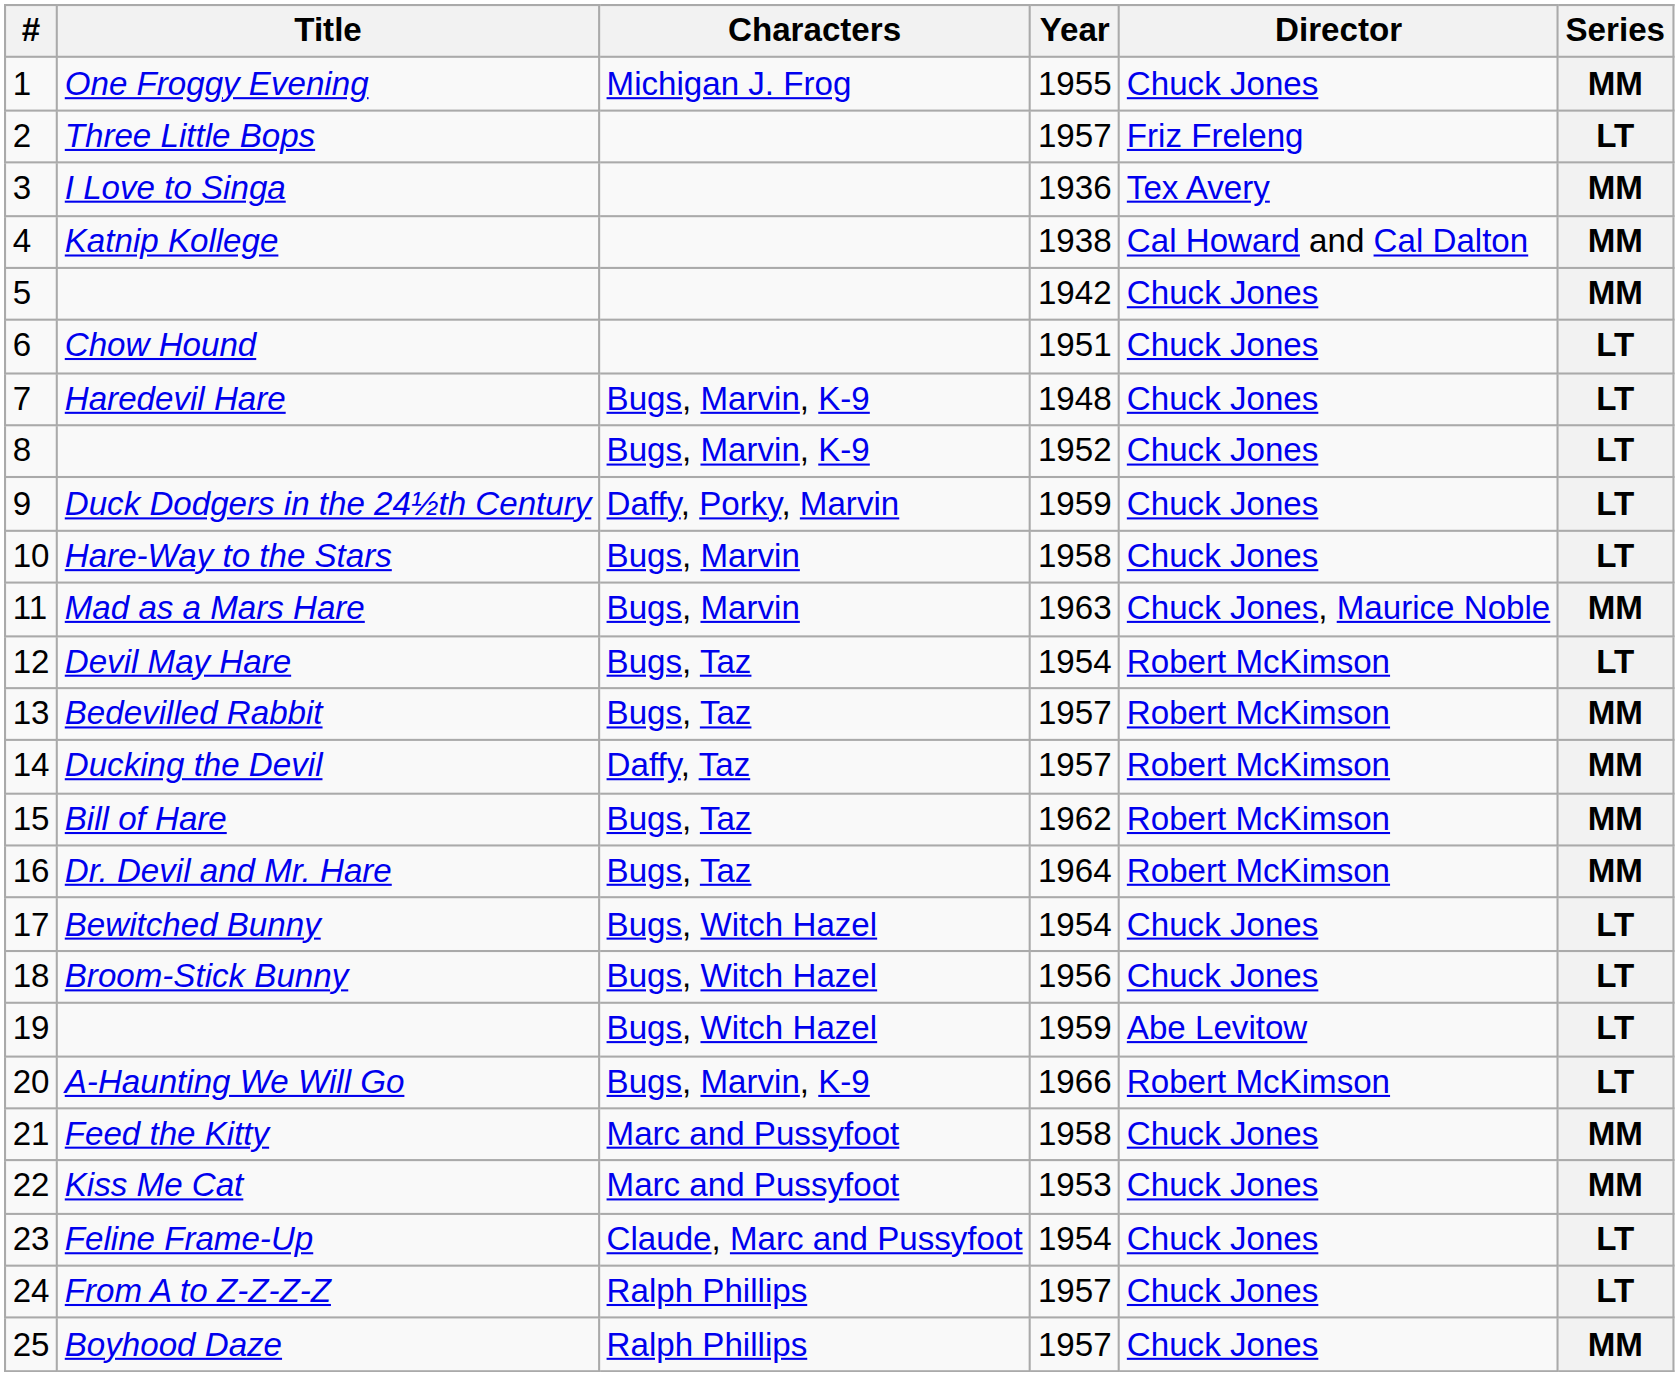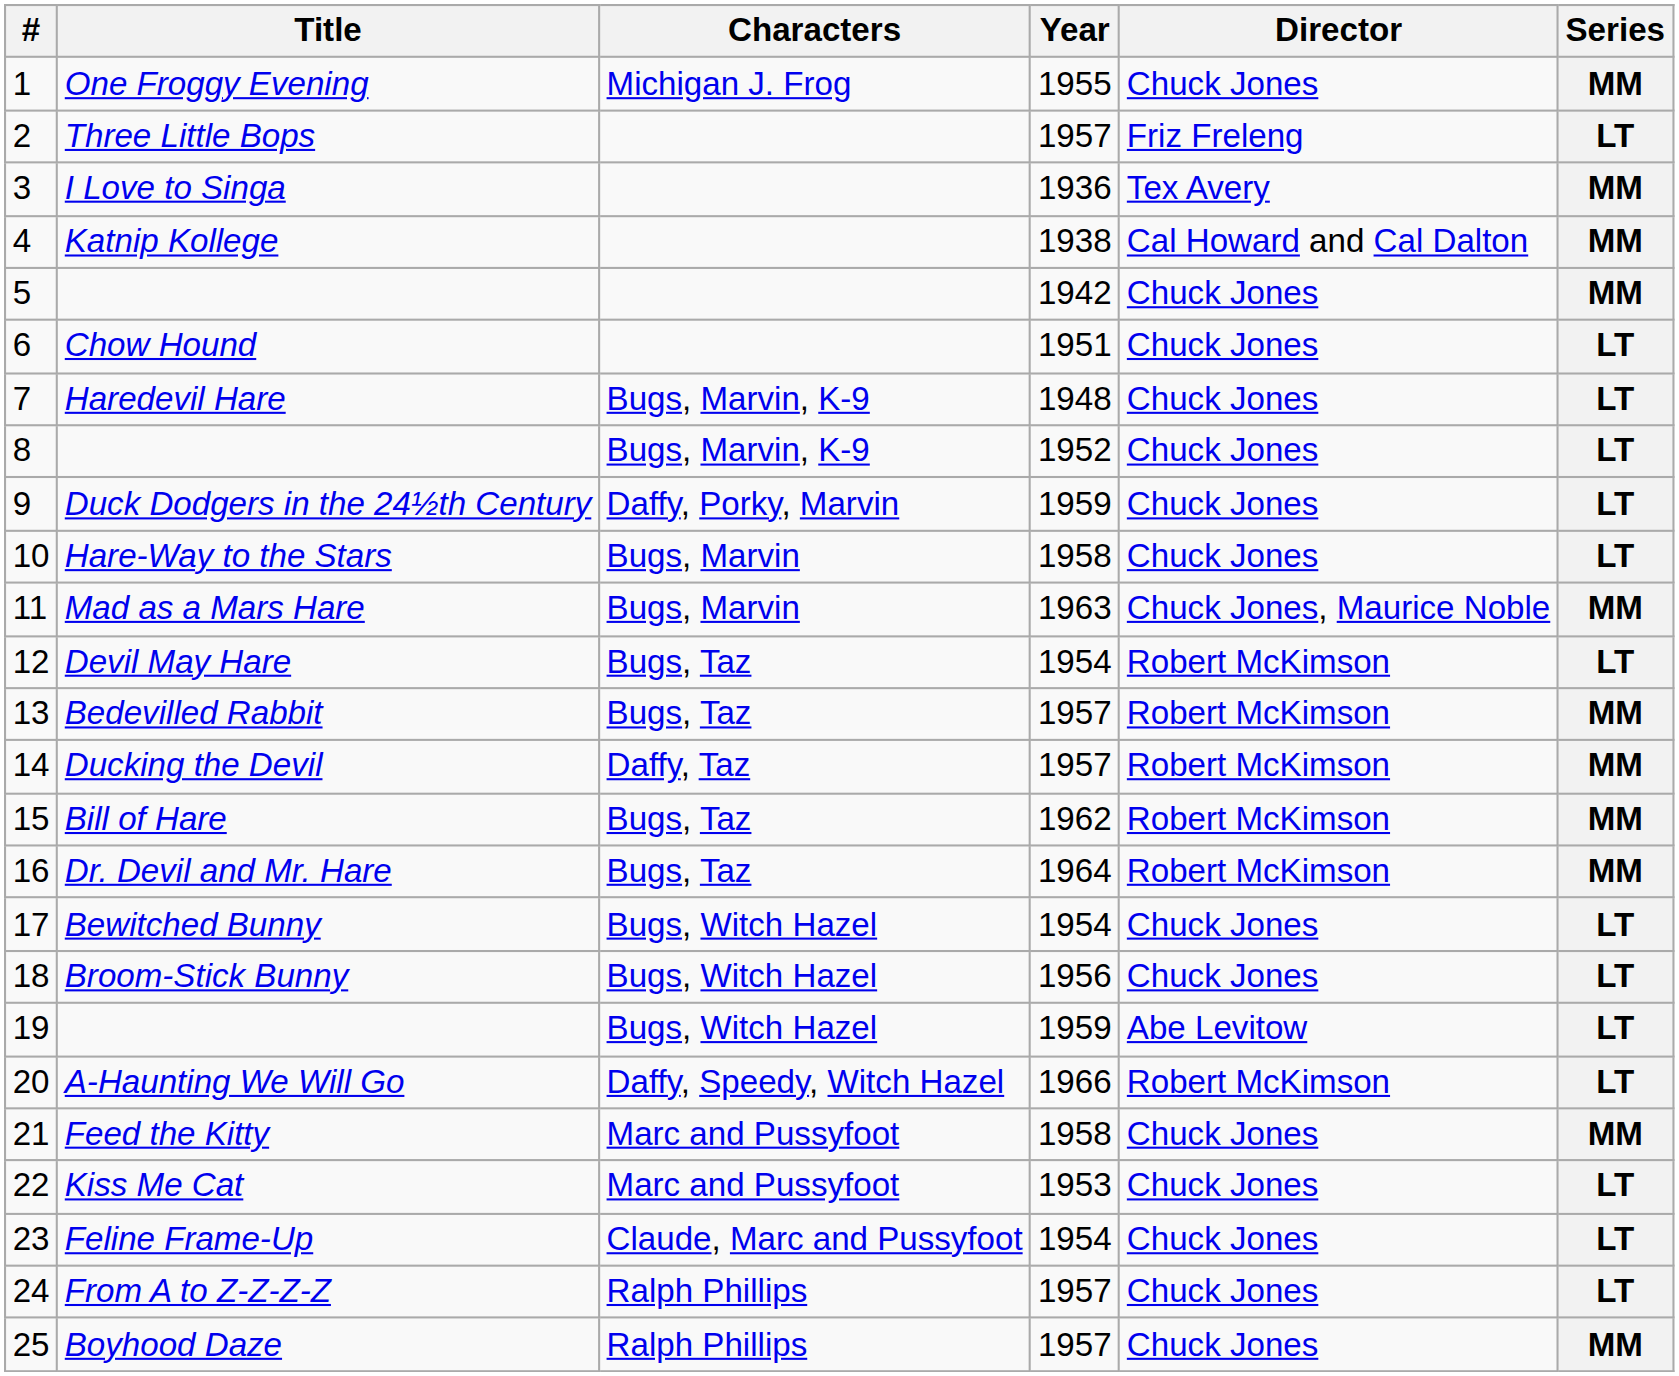(738, 1081) Bugs, Marvin, K-9 -> (805, 1081) Daffy, Speedy, Witch Hazel
(1615, 1186) MM -> (1615, 1186) LT
